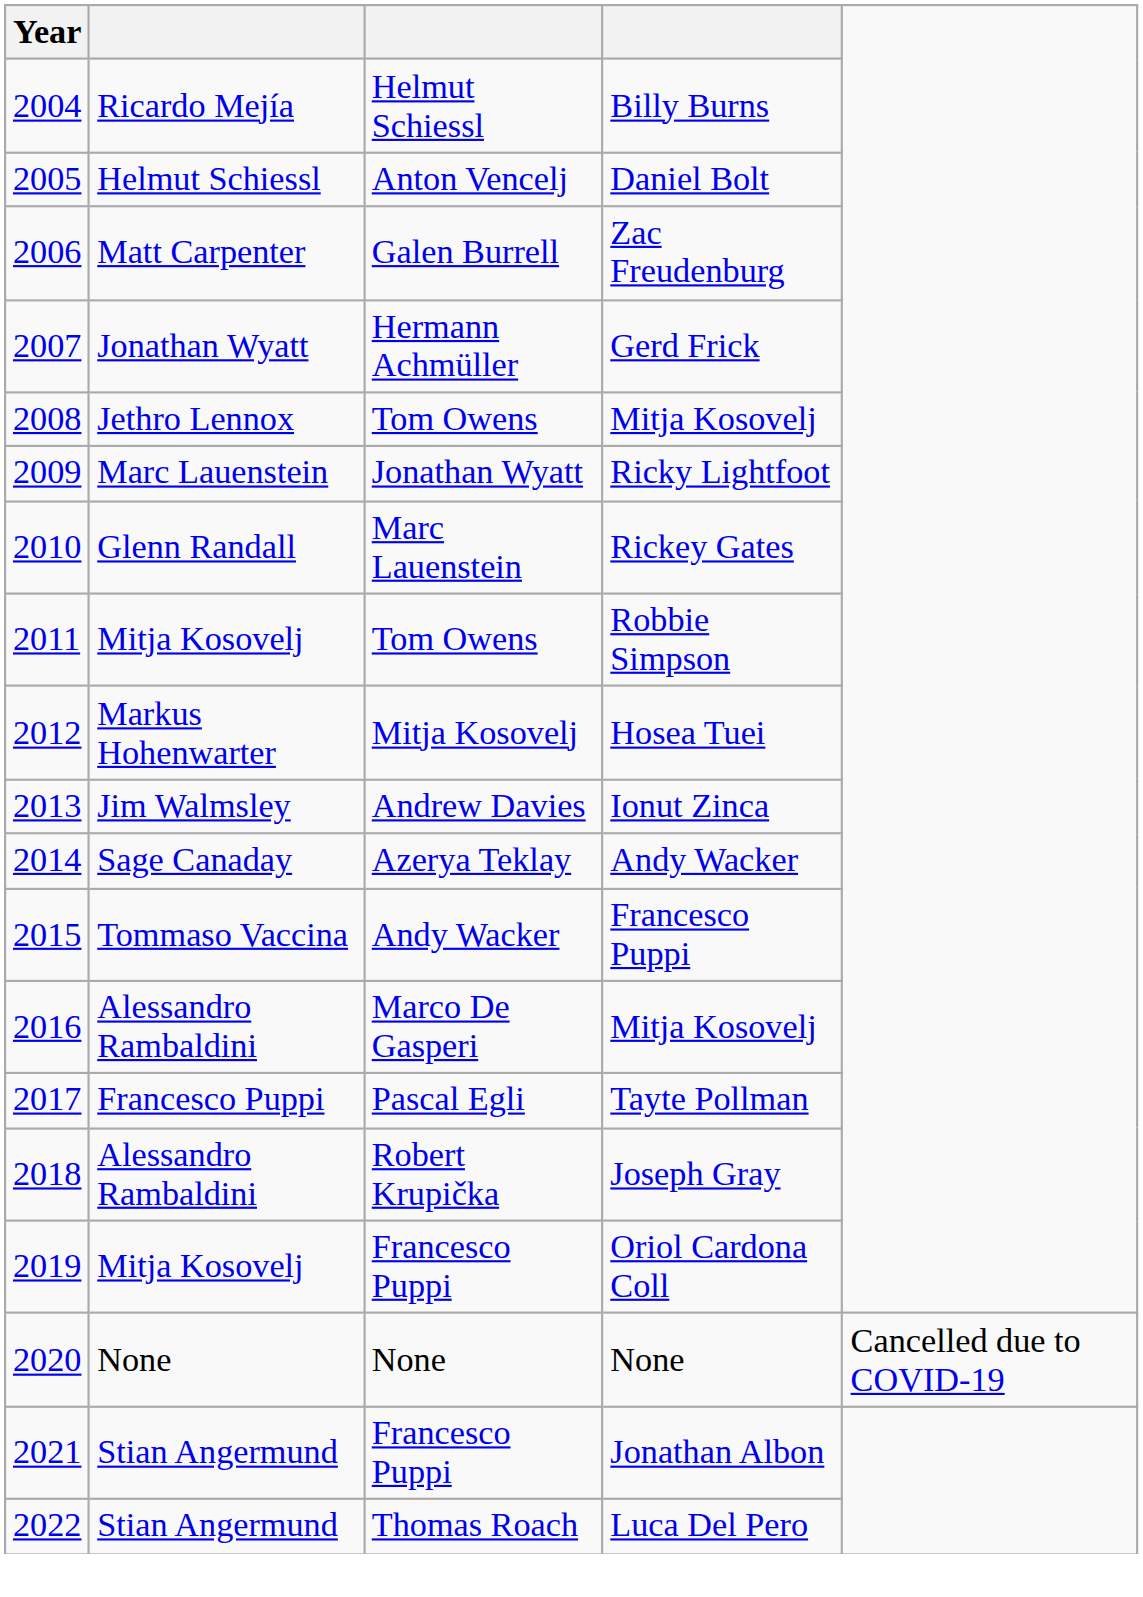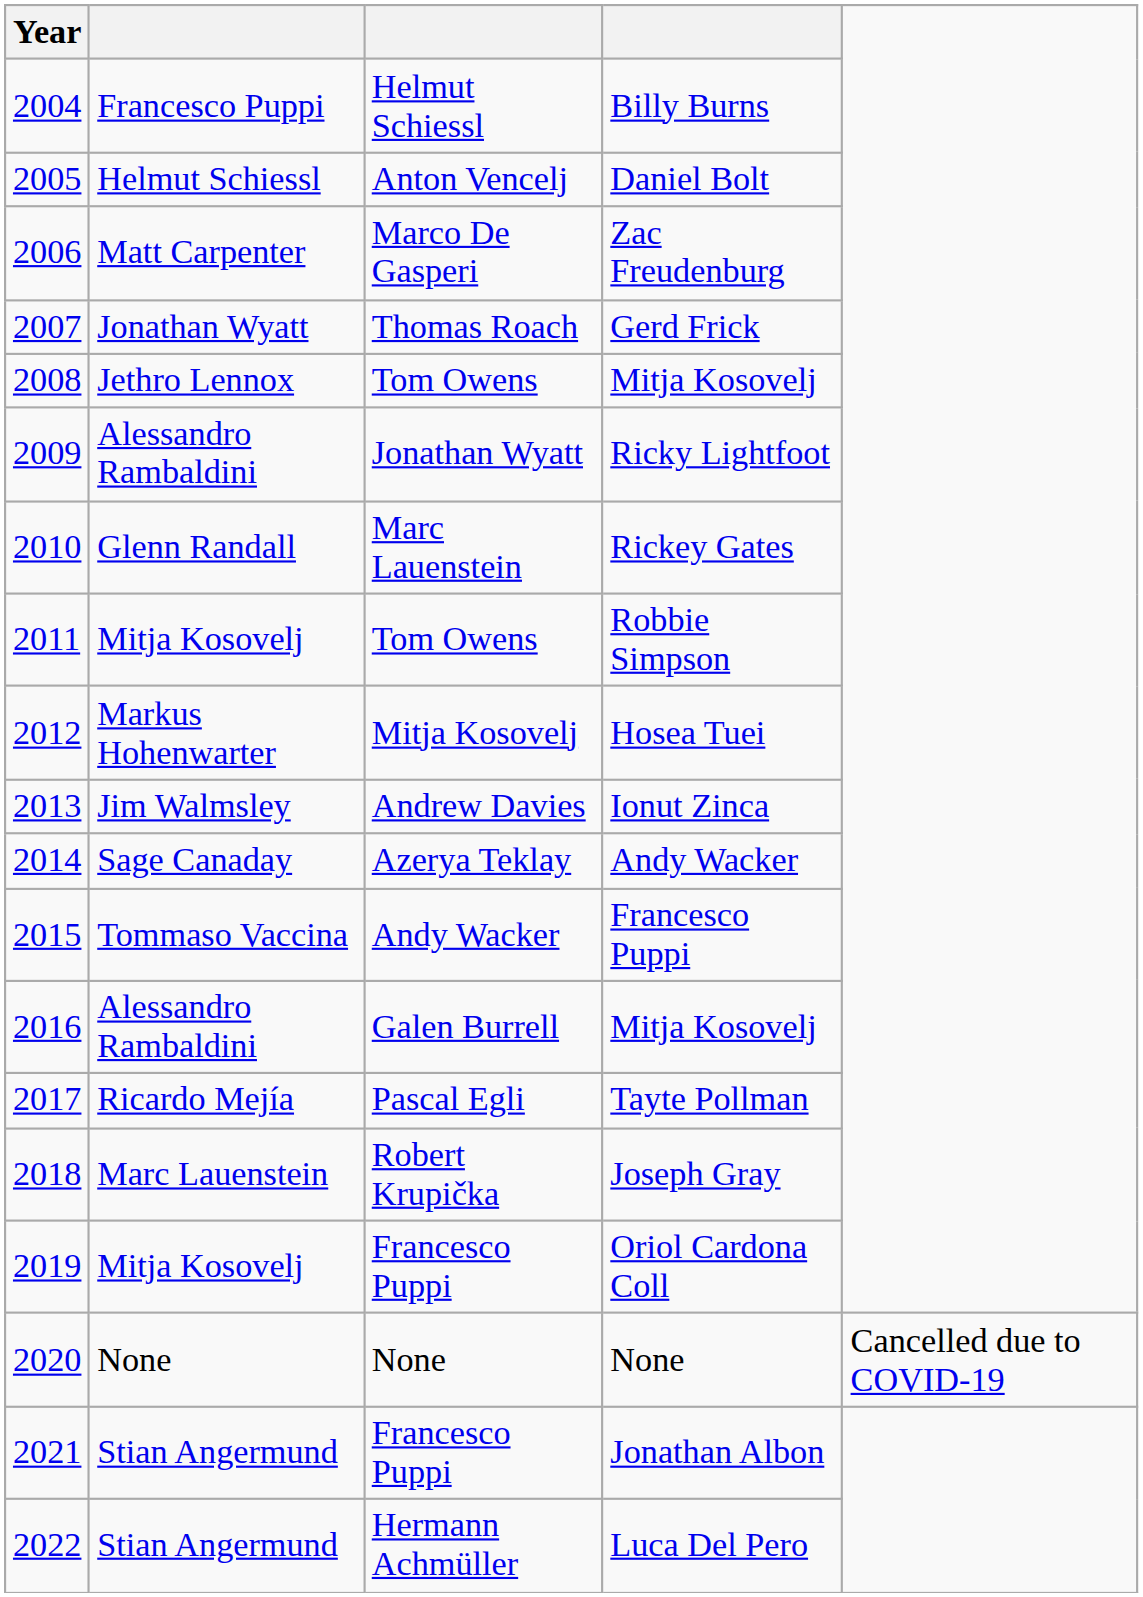(196, 105) Ricardo Mejía -> (211, 105) Francesco Puppi
(465, 252) Galen Burrell -> (441, 252) Marco De Gasperi
(445, 345) Hermann Achmüller -> (475, 325) Thomas Roach
(213, 473) Marc Lauenstein -> (177, 453) Alessandro Rambaldini
(441, 1026) Marco De Gasperi -> (465, 1026) Galen Burrell
(211, 1100) Francesco Puppi -> (196, 1100) Ricardo Mejía
(177, 1173) Alessandro Rambaldini -> (213, 1173) Marc Lauenstein
(475, 1525) Thomas Roach -> (445, 1544) Hermann Achmüller
